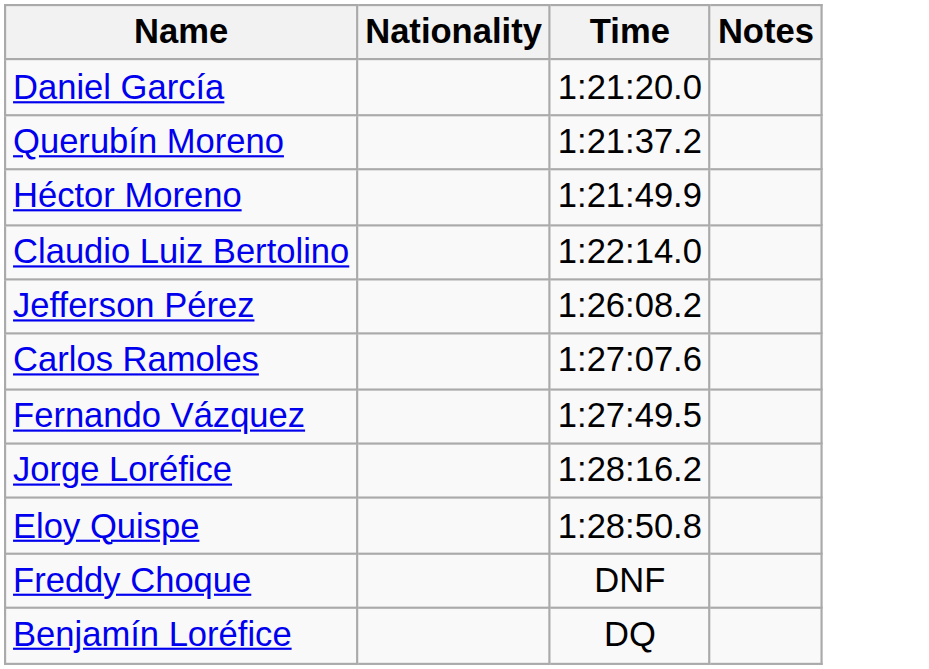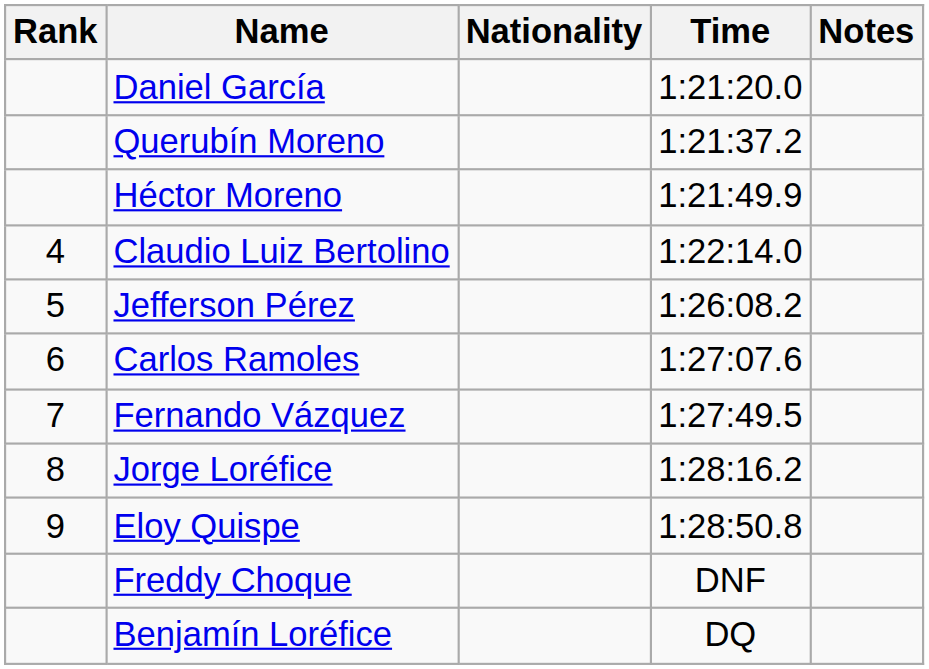+ column: (55, 31)
